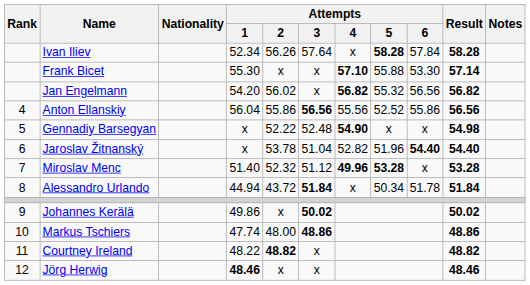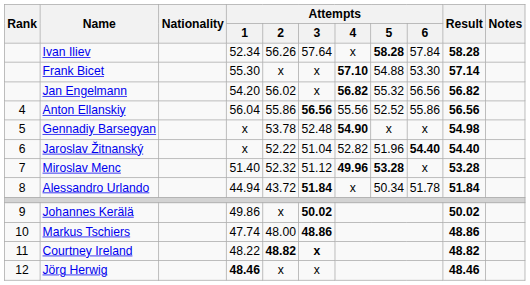(389, 71) 55.88 -> (389, 71) 54.88
(281, 129) 52.22 -> (281, 129) 53.78
(281, 149) 53.78 -> (281, 149) 52.22
(317, 251) normal -> (317, 251) bold
